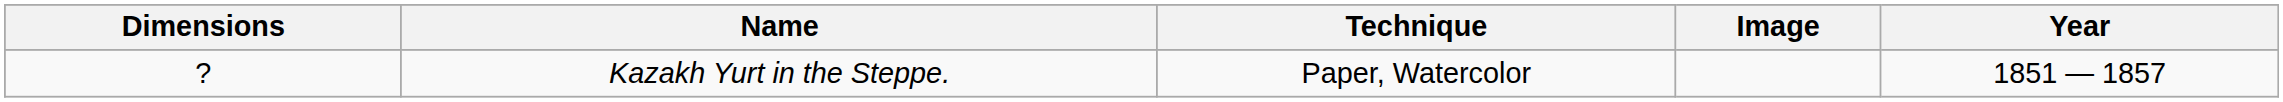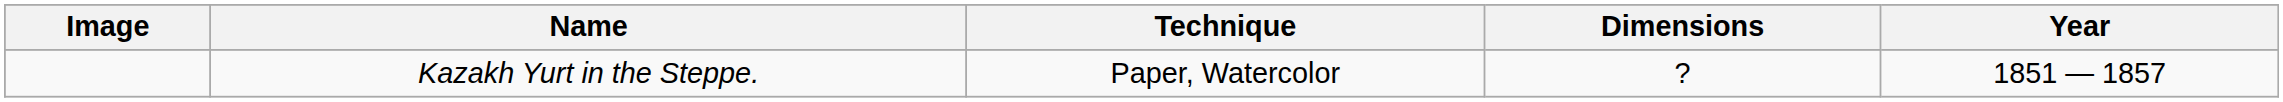columns swapped: (1778, 27) <-> (203, 27)
